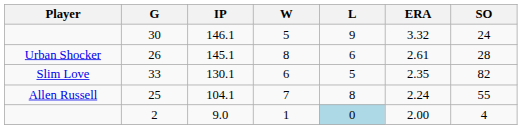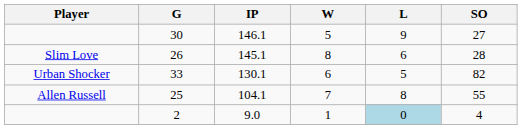- column: (418, 14)
(484, 34) 24 -> (479, 34) 27
(63, 54) Urban Shocker -> (72, 54) Slim Love
(63, 74) Slim Love -> (72, 74) Urban Shocker
